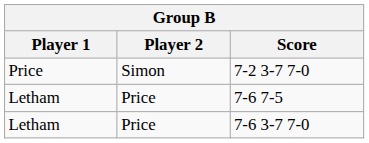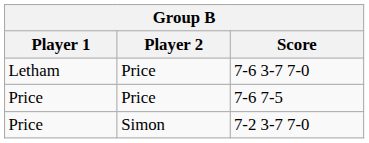rows swapped: (272, 71) <-> (272, 124)
(34, 97) Letham -> (26, 97) Price
